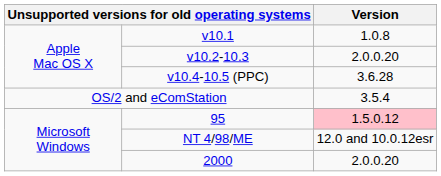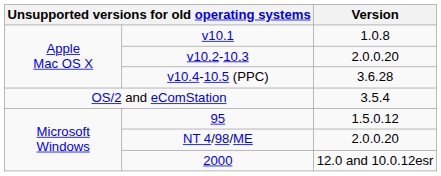(375, 118) pink background -> (375, 118) no background
(375, 139) 12.0 and 10.0.12esr -> (375, 139) 2.0.0.20
(375, 160) 2.0.0.20 -> (375, 160) 12.0 and 10.0.12esr
